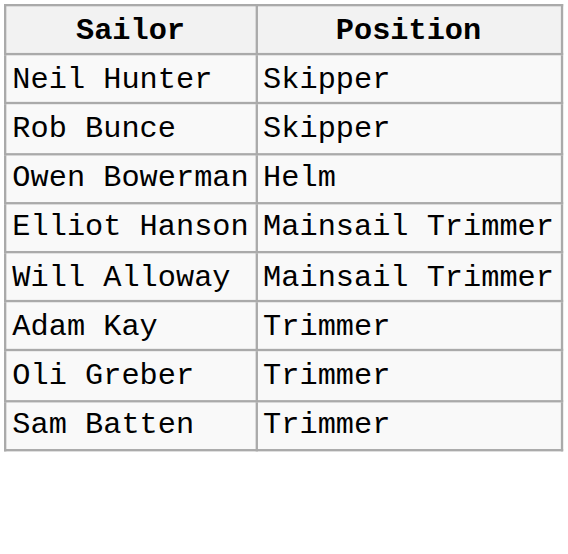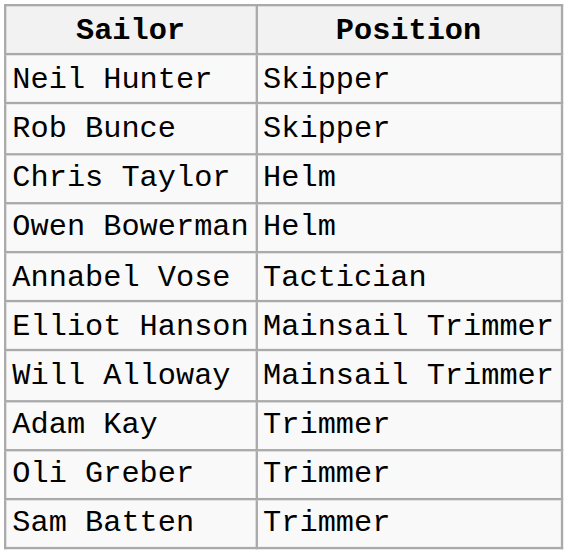+ row: (121, 178)
+ row: (121, 277)
